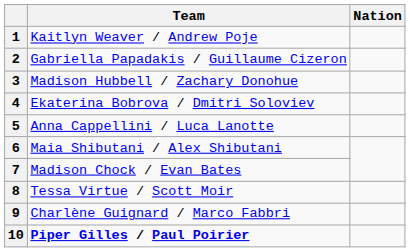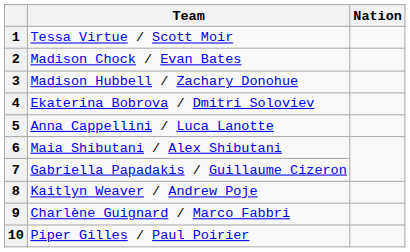(144, 38) Kaitlyn Weaver / Andrew Poje -> (132, 38) Tessa Virtue / Scott Moir
(189, 60) Gabriella Papadakis / Guillaume Cizeron -> (136, 60) Madison Chock / Evan Bates
(136, 170) Madison Chock / Evan Bates -> (189, 170) Gabriella Papadakis / Guillaume Cizeron
(132, 192) Tessa Virtue / Scott Moir -> (144, 192) Kaitlyn Weaver / Andrew Poje
(140, 236) bold -> (140, 236) normal
